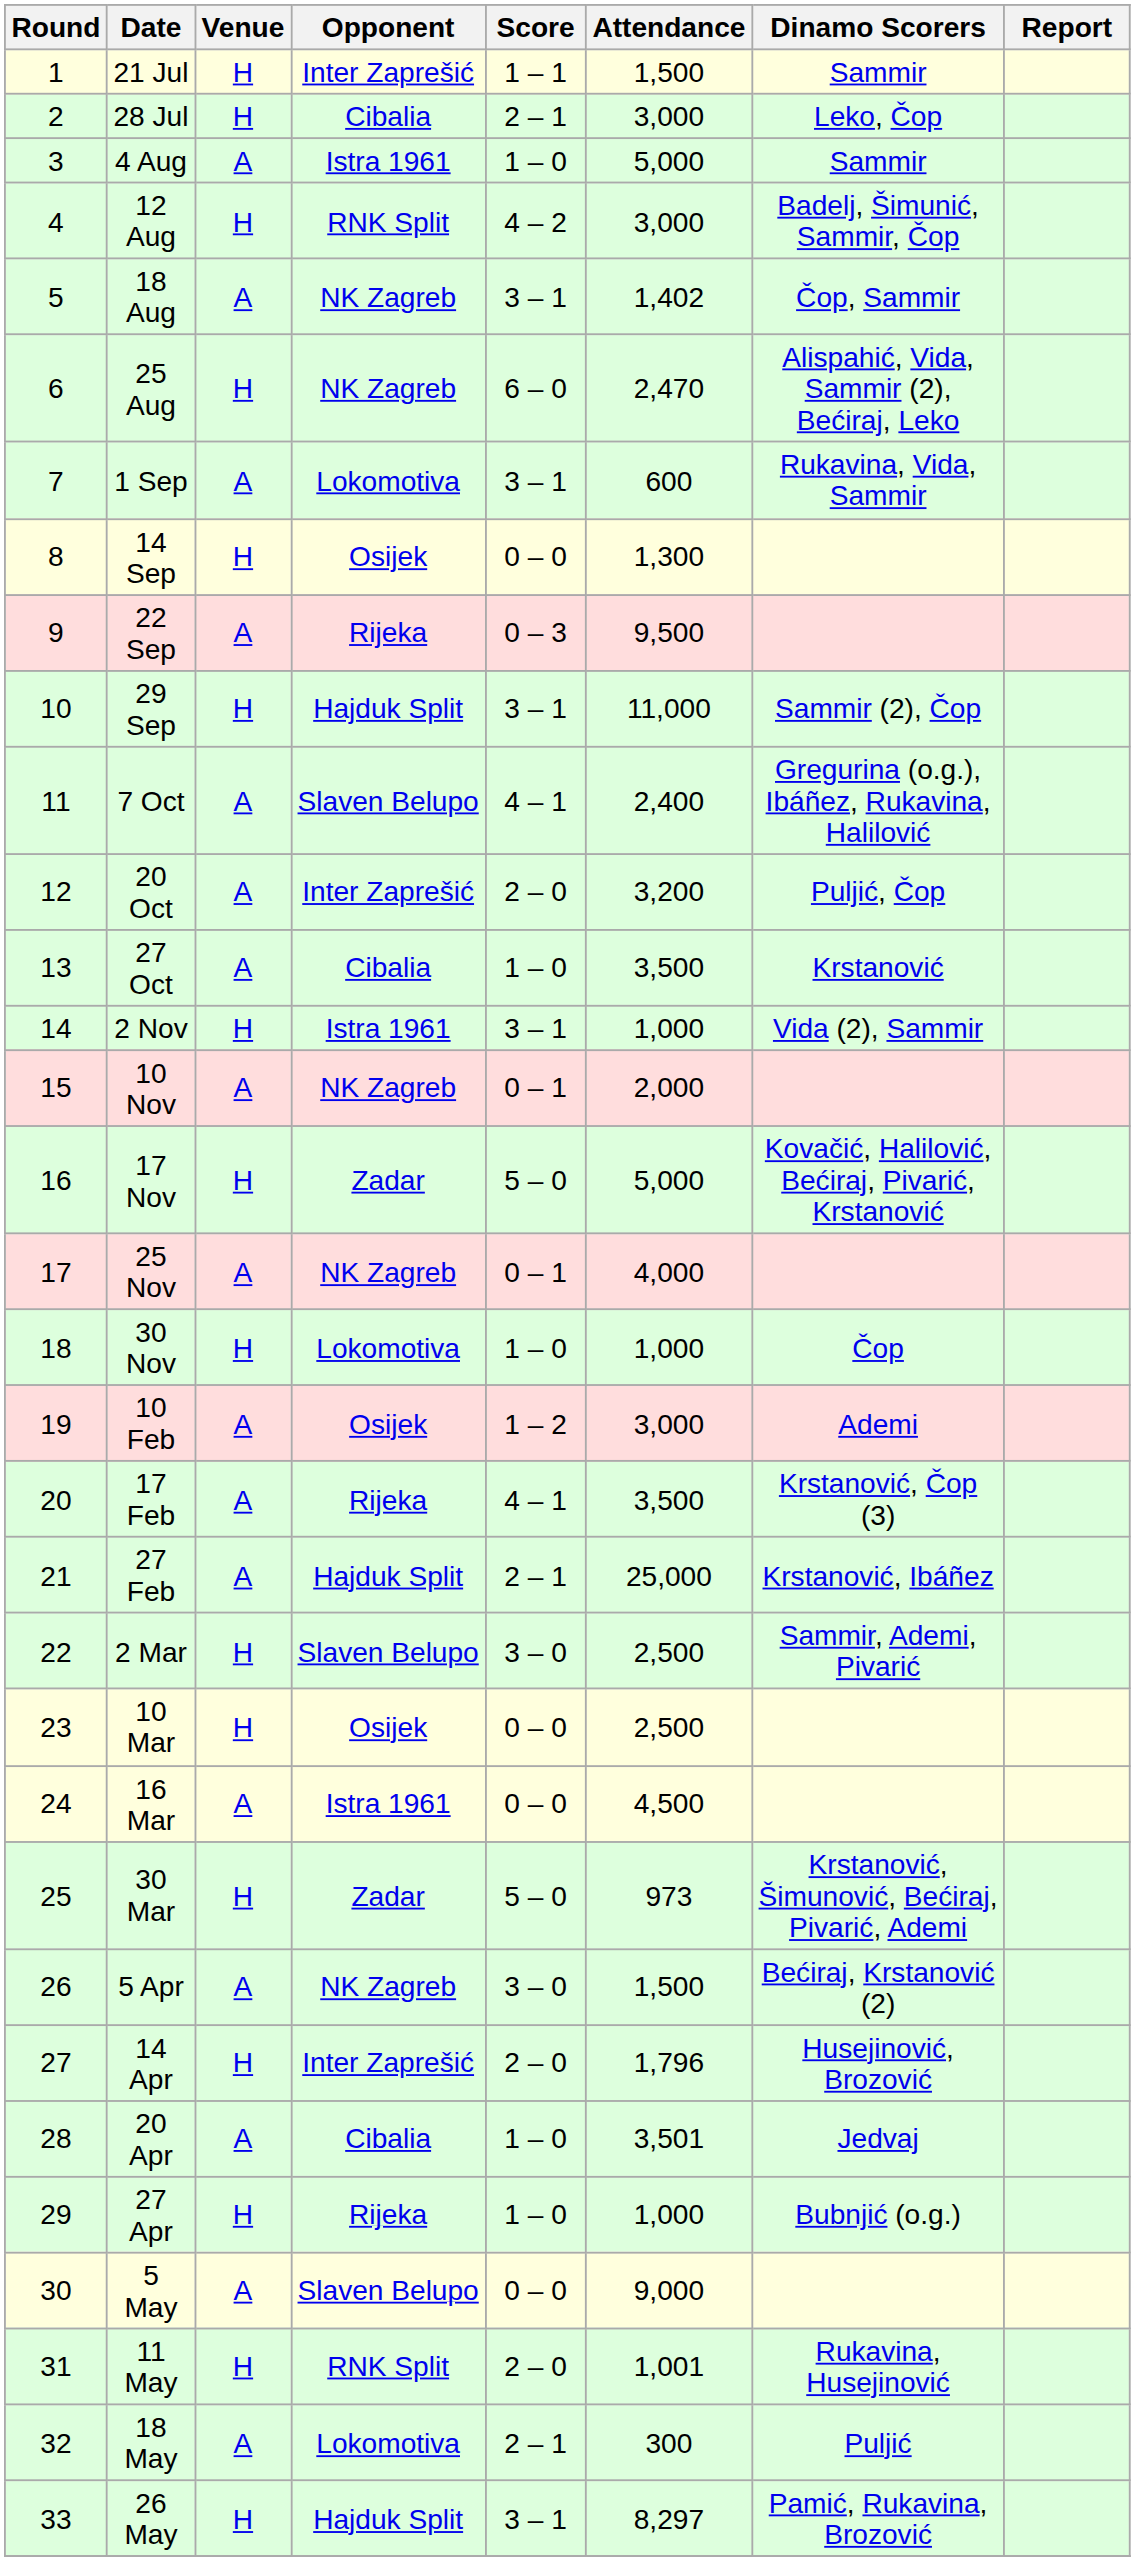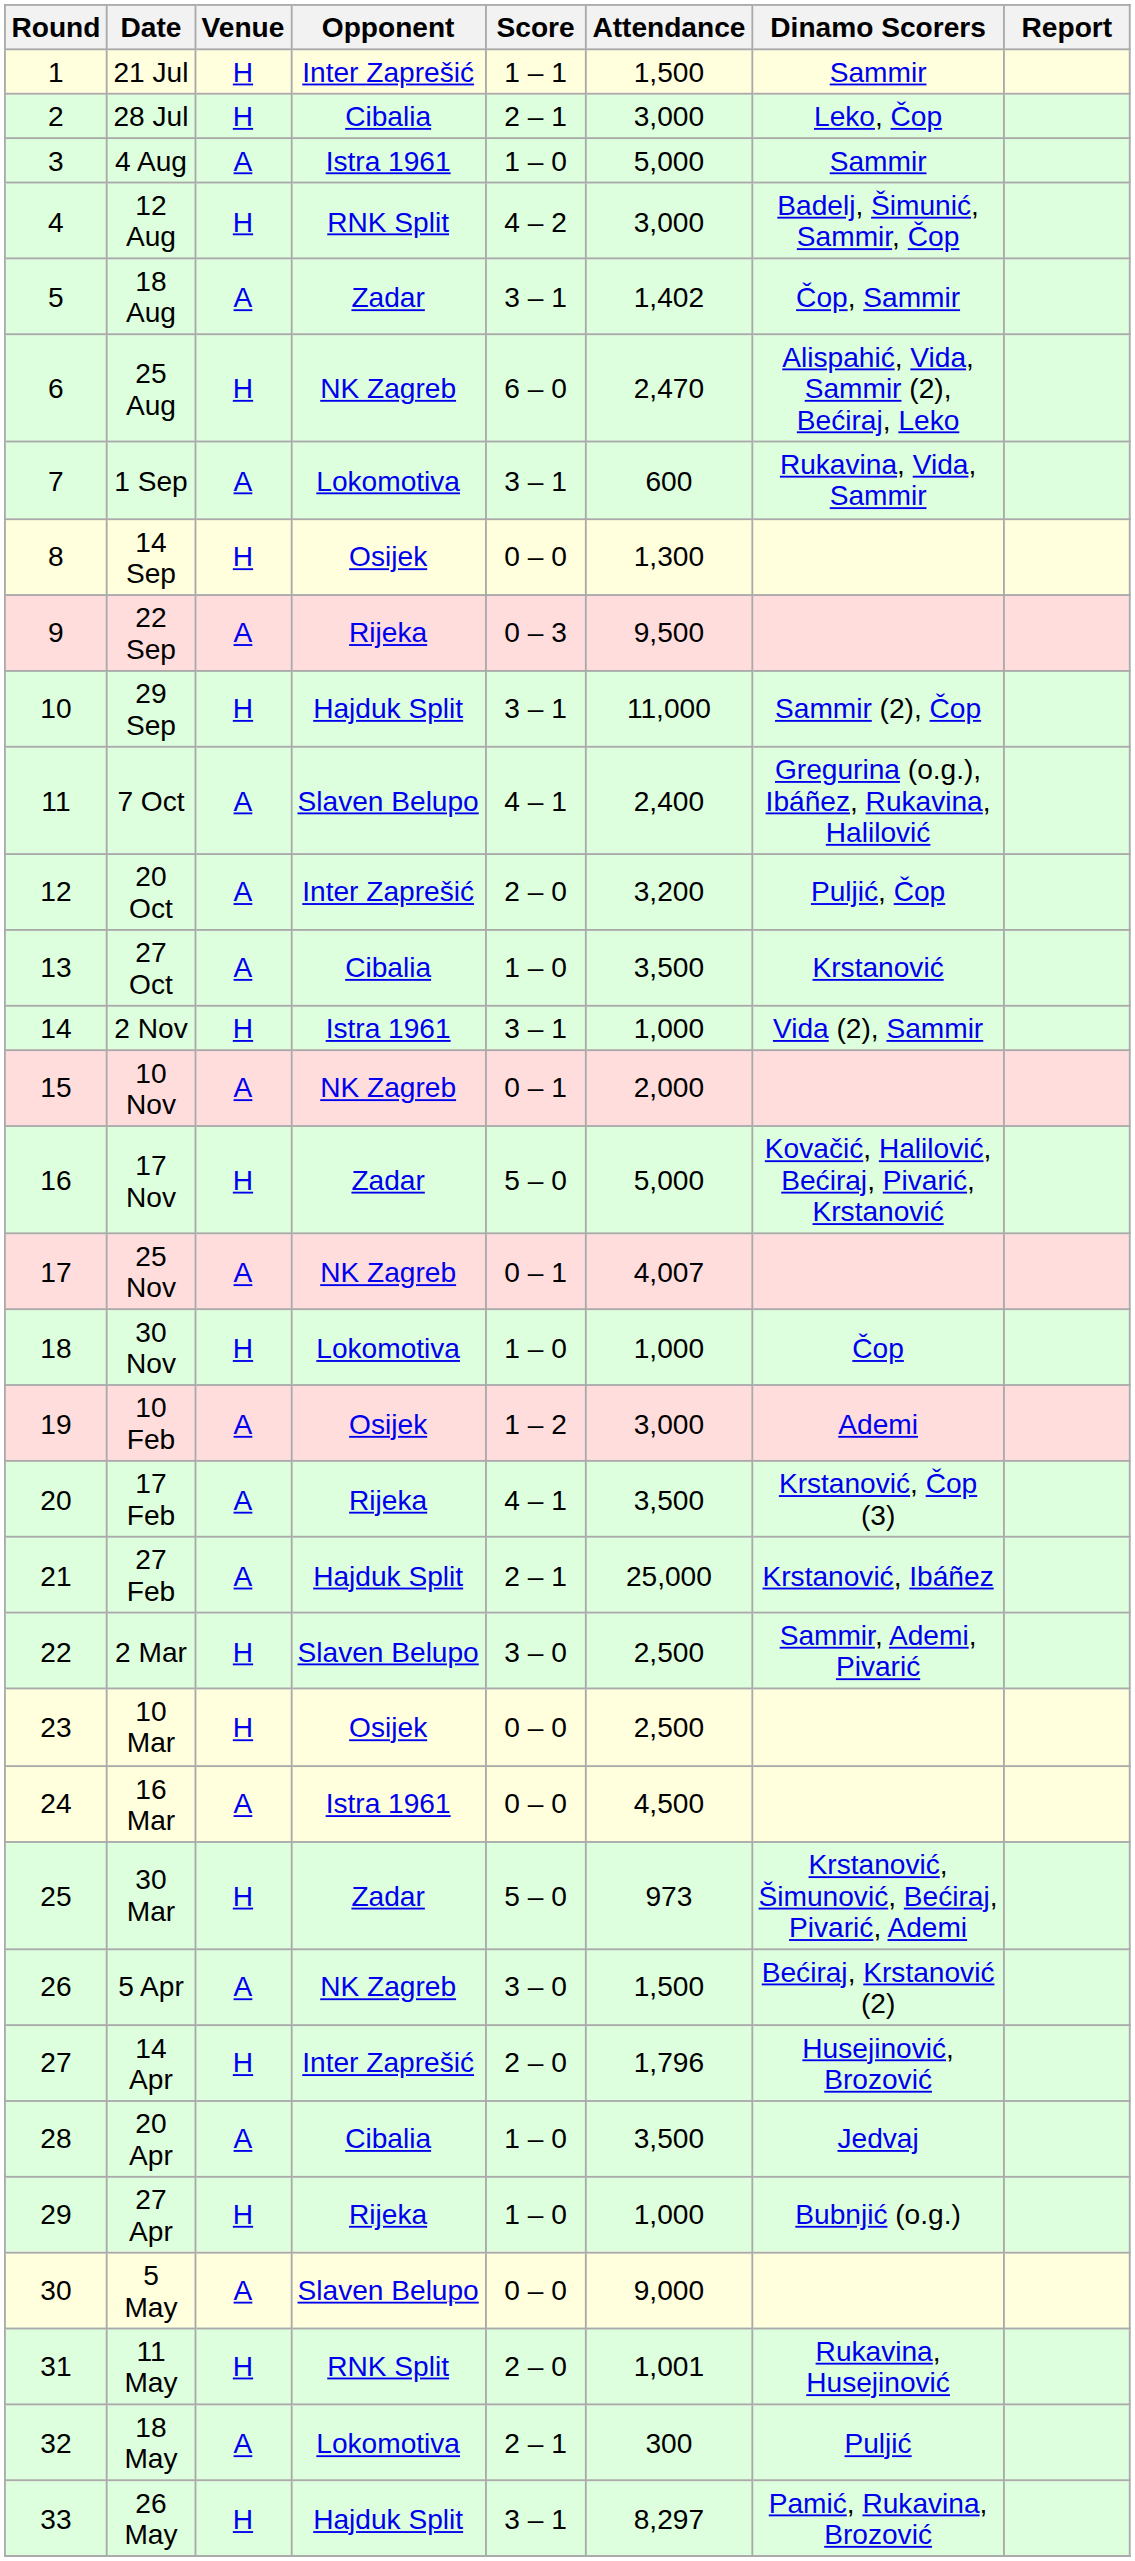(388, 297) NK Zagreb -> (388, 297) Zadar
(669, 1272) 4,000 -> (669, 1272) 4,007
(669, 2139) 3,501 -> (669, 2139) 3,500
